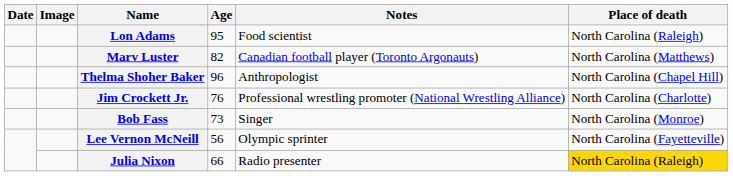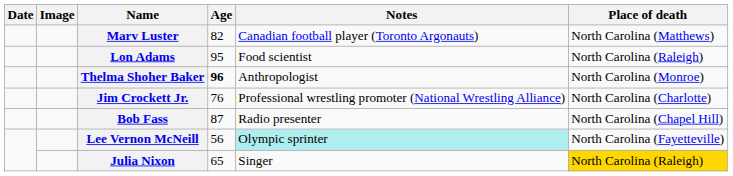rows swapped: (143, 56) <-> (143, 35)
(217, 77) normal -> (217, 77) bold
(647, 77) North Carolina (Chapel Hill) -> (638, 77) North Carolina (Monroe)
(217, 118) 73 -> (217, 118) 87
(255, 118) Singer -> (280, 118) Radio presenter
(638, 118) North Carolina (Monroe) -> (647, 118) North Carolina (Chapel Hill)
(283, 139) no background -> (283, 139) paleturquoise background
(217, 160) 66 -> (217, 160) 65
(280, 160) Radio presenter -> (255, 160) Singer
